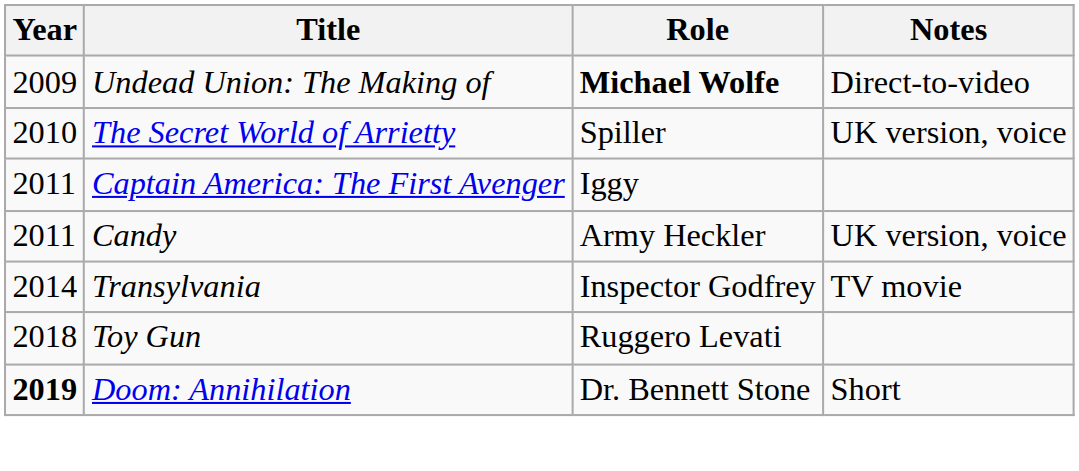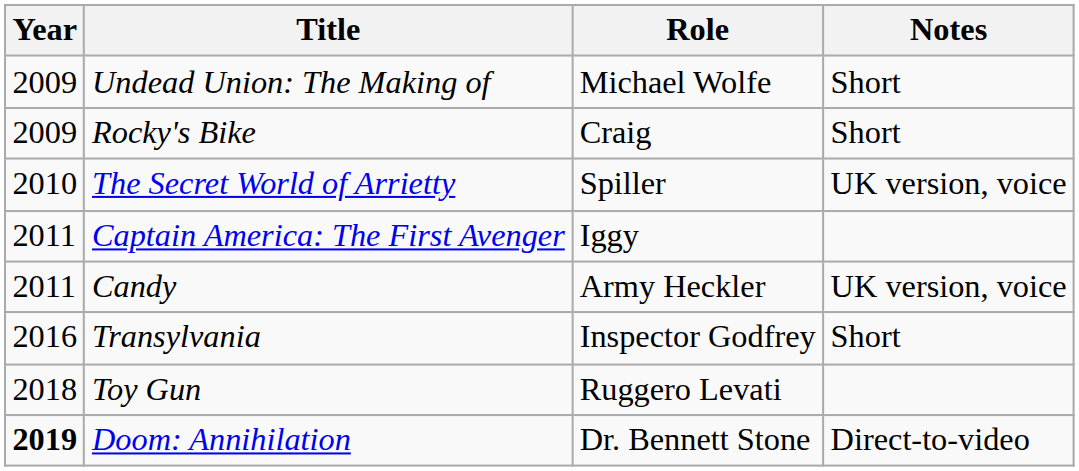(679, 81) bold -> (675, 81) normal
(930, 81) Direct-to-video -> (866, 81) Short
+ row: (174, 132)
(45, 286) 2014 -> (45, 337) 2016
(896, 286) TV movie -> (866, 337) Short
(866, 388) Short -> (930, 440) Direct-to-video
